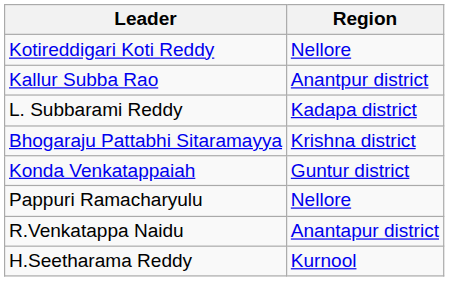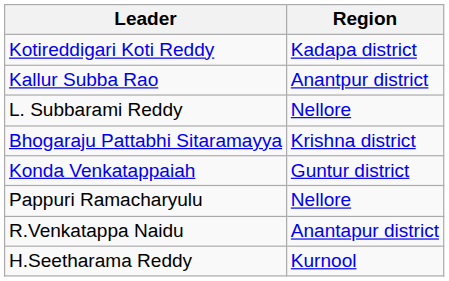(321, 49) Nellore -> (354, 49) Kadapa district
(354, 110) Kadapa district -> (321, 110) Nellore
